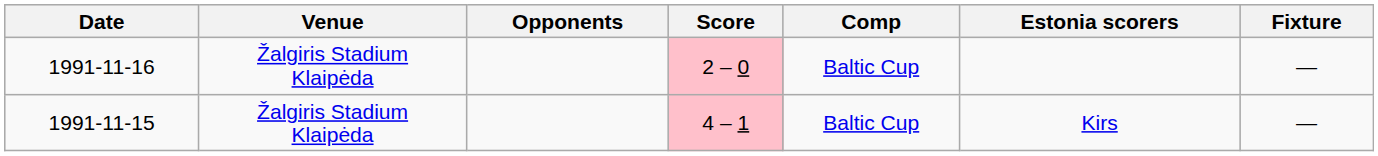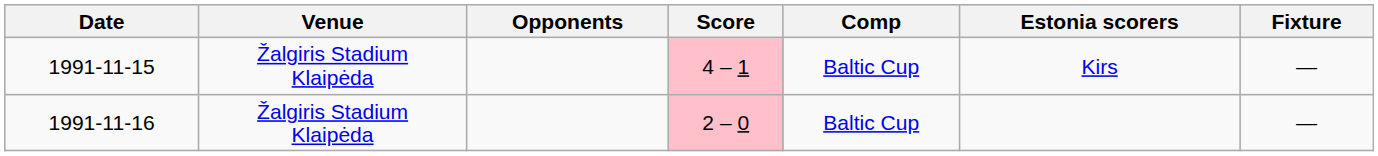rows swapped: (102, 122) <-> (102, 66)
